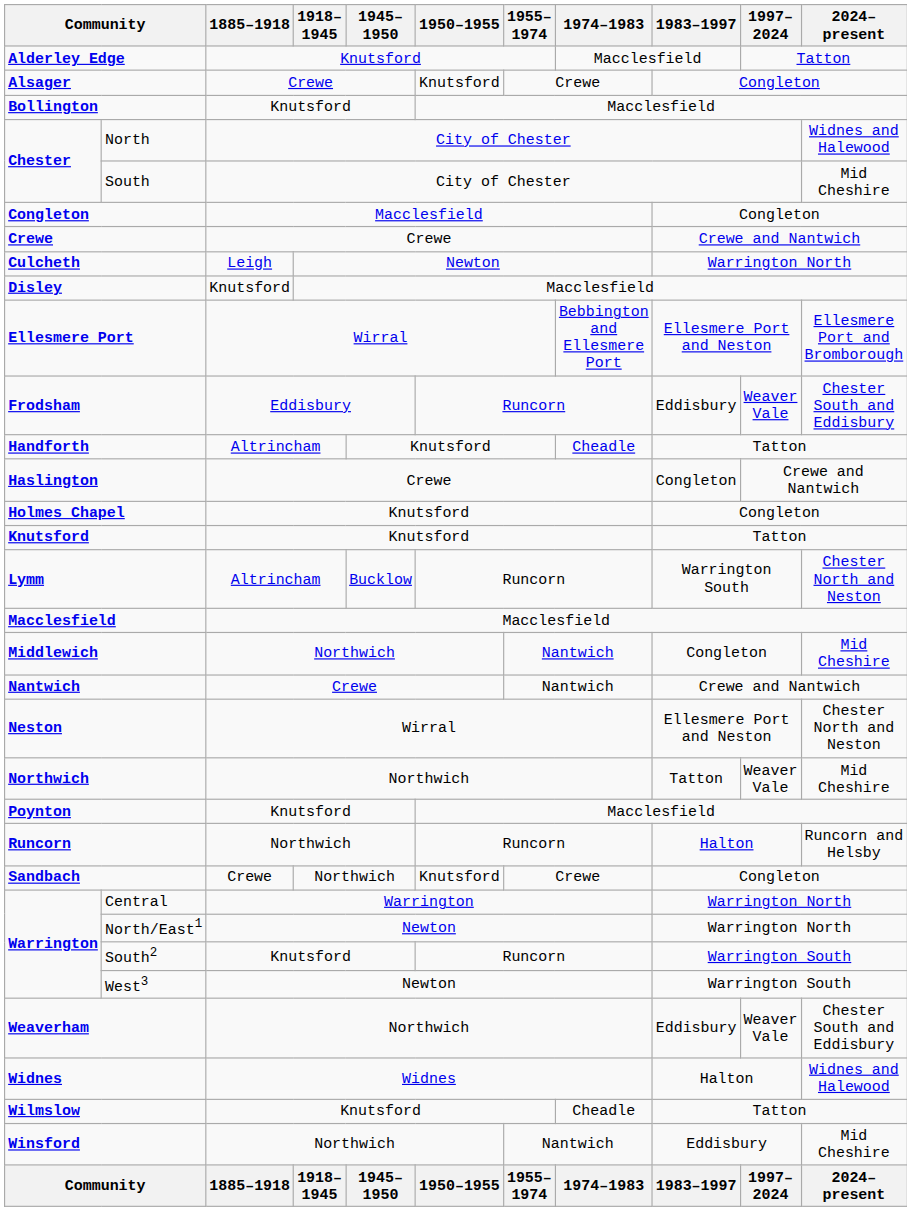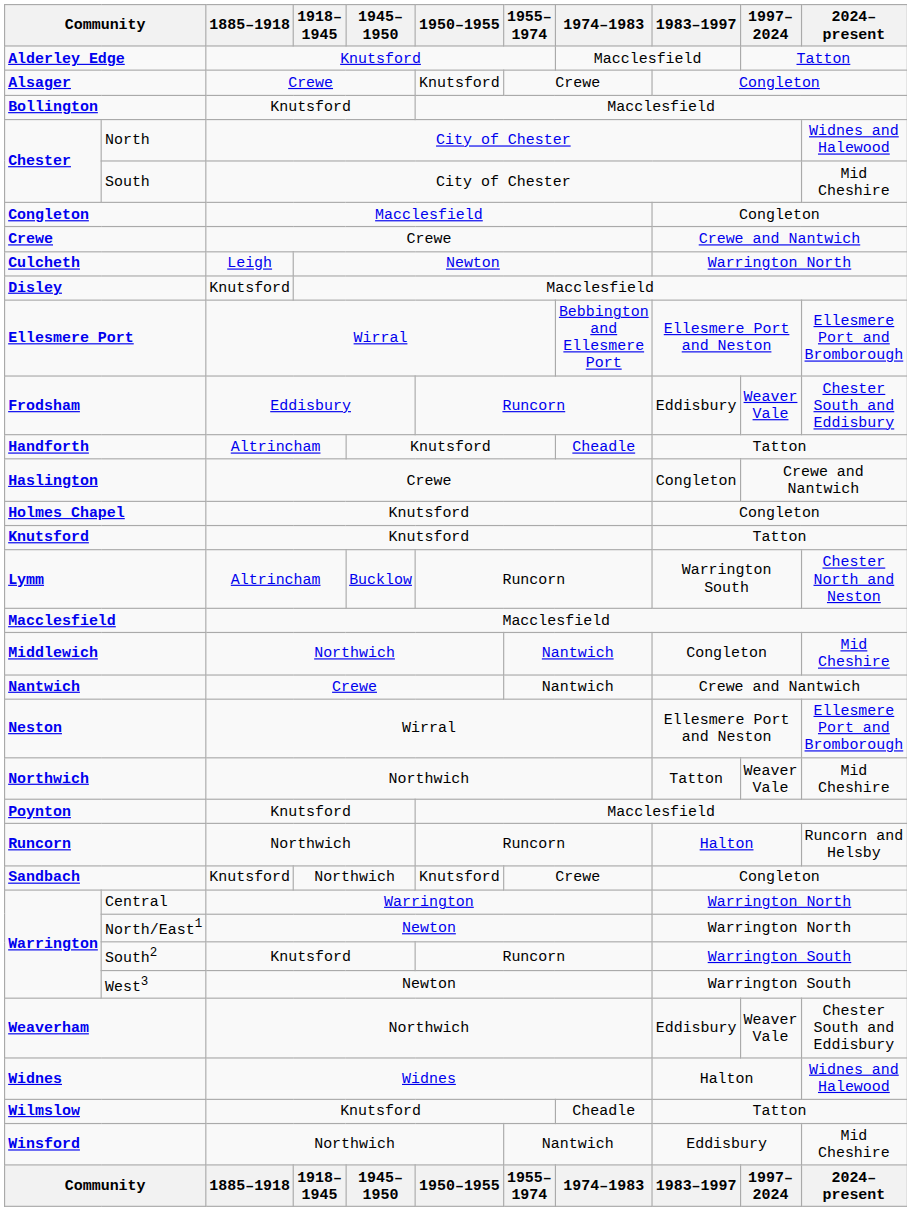(854, 728) Chester North and Neston -> (854, 728) Ellesmere Port and Bromborough
(250, 878) Crewe -> (250, 878) Knutsford
